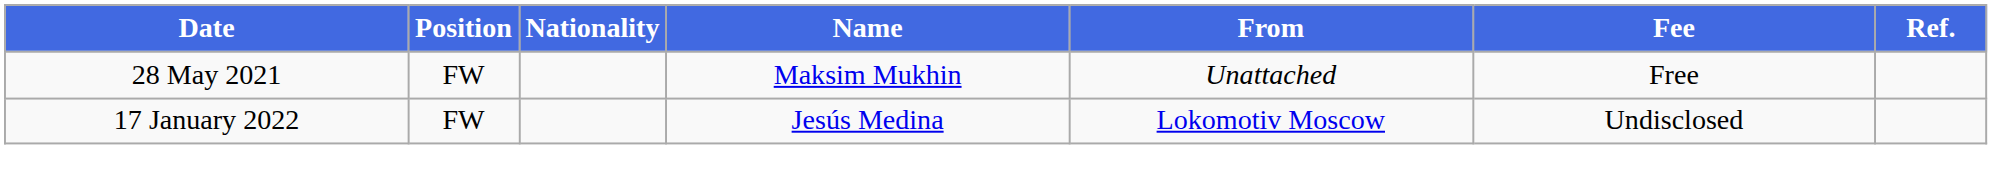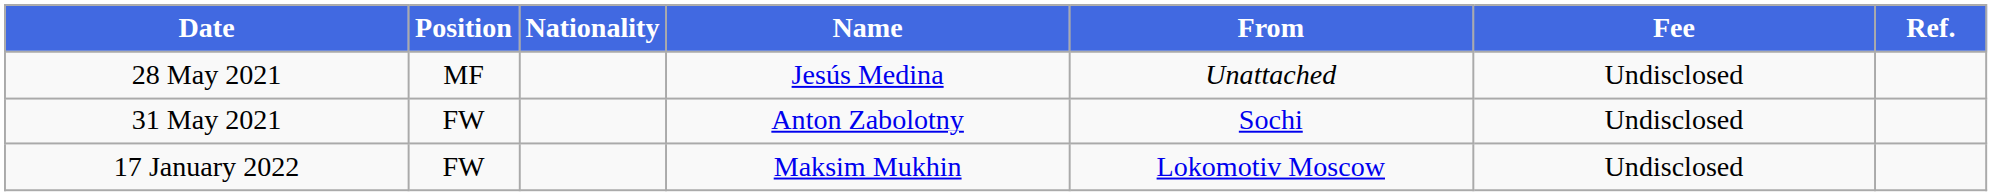(463, 74) FW -> (463, 74) MF
(868, 74) Maksim Mukhin -> (868, 74) Jesús Medina
(1674, 74) Free -> (1674, 74) Undisclosed
+ row: (207, 120)
(868, 120) Jesús Medina -> (868, 166) Maksim Mukhin
